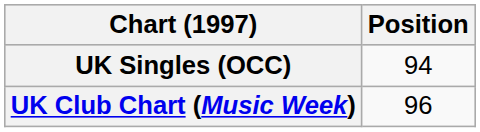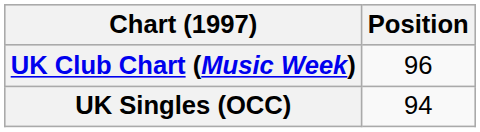rows swapped: (183, 106) <-> (183, 65)
